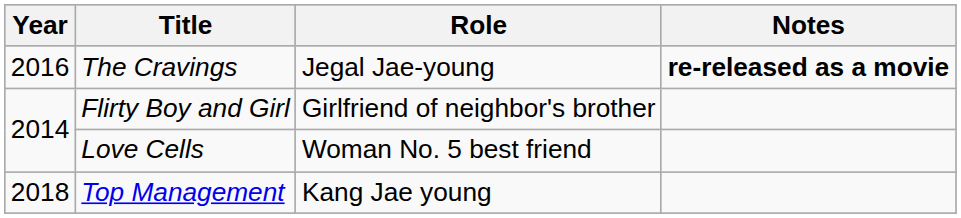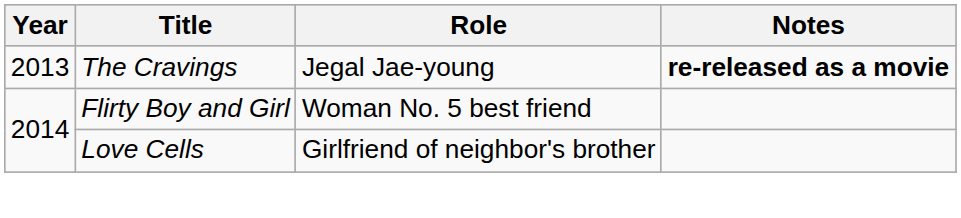(40, 66) 2016 -> (40, 66) 2013
(479, 108) Girlfriend of neighbor's brother -> (447, 108) Woman No. 5 best friend
(447, 150) Woman No. 5 best friend -> (479, 150) Girlfriend of neighbor's brother
- row: (183, 191)
